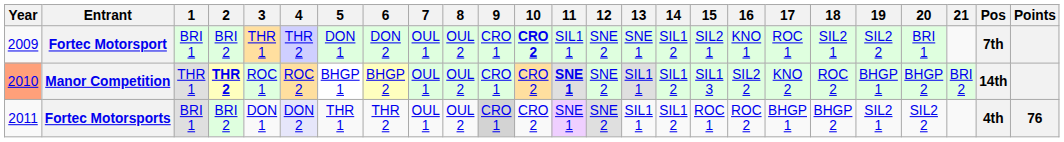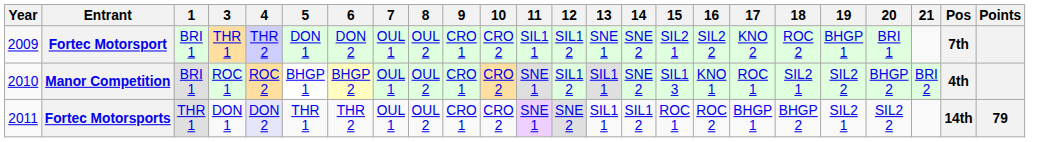- column: (226, 15)
(533, 44) bold -> (499, 44) normal
(604, 44) SNE 2 -> (569, 44) SIL1 2
(673, 44) SIL1 2 -> (639, 44) SNE 2
(746, 44) KNO 1 -> (712, 44) SIL2 2
(788, 44) ROC 1 -> (753, 44) KNO 2
(833, 44) SIL2 1 -> (798, 44) ROC 2
(878, 44) SIL2 2 -> (844, 44) BHGP 1
(23, 81) lightsalmon background -> (23, 81) no background
(191, 81) THR 1 -> (191, 81) BRI 1
(569, 81) bold -> (534, 81) normal
(604, 81) SNE 2 -> (569, 81) SIL1 2
(673, 81) SIL1 2 -> (639, 81) SNE 2
(746, 81) SIL2 2 -> (712, 81) KNO 1
(788, 81) KNO 2 -> (753, 81) ROC 1
(833, 81) ROC 2 -> (798, 81) SIL2 1
(878, 81) BHGP 1 -> (844, 81) SIL2 2
(993, 81) 14th -> (959, 81) 4th
(191, 118) BRI 1 -> (191, 118) THR 1
(496, 118) lightgrey background -> (462, 118) no background
(993, 118) 4th -> (959, 118) 14th
(1035, 118) 76 -> (1000, 118) 79
